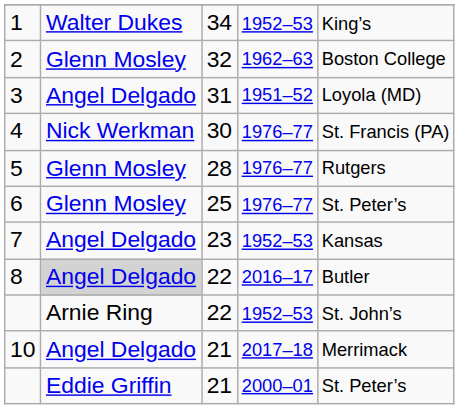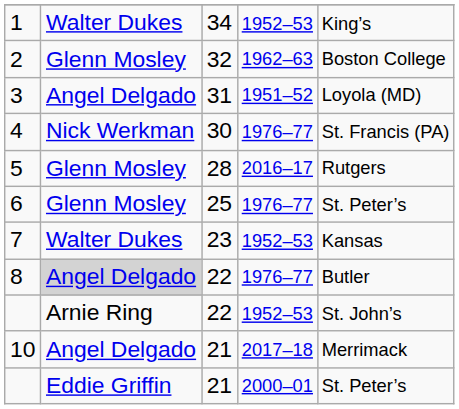(277, 168) 1976–77 -> (277, 168) 2016–17
(121, 240) Angel Delgado -> (114, 240) Walter Dukes
(277, 277) 2016–17 -> (277, 277) 1976–77
